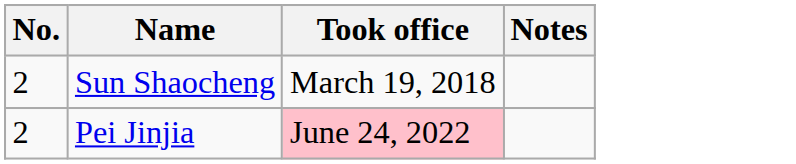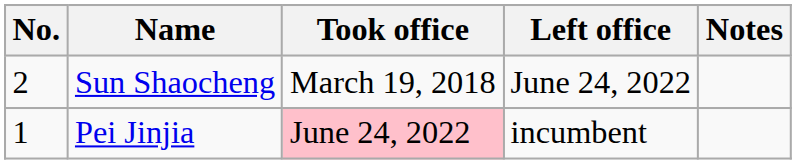+ column: (601, 30)
(21, 132) 2 -> (21, 132) 1
